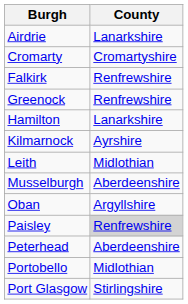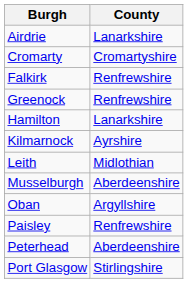(132, 225) lightgrey background -> (132, 225) no background
- row: (37, 267)
